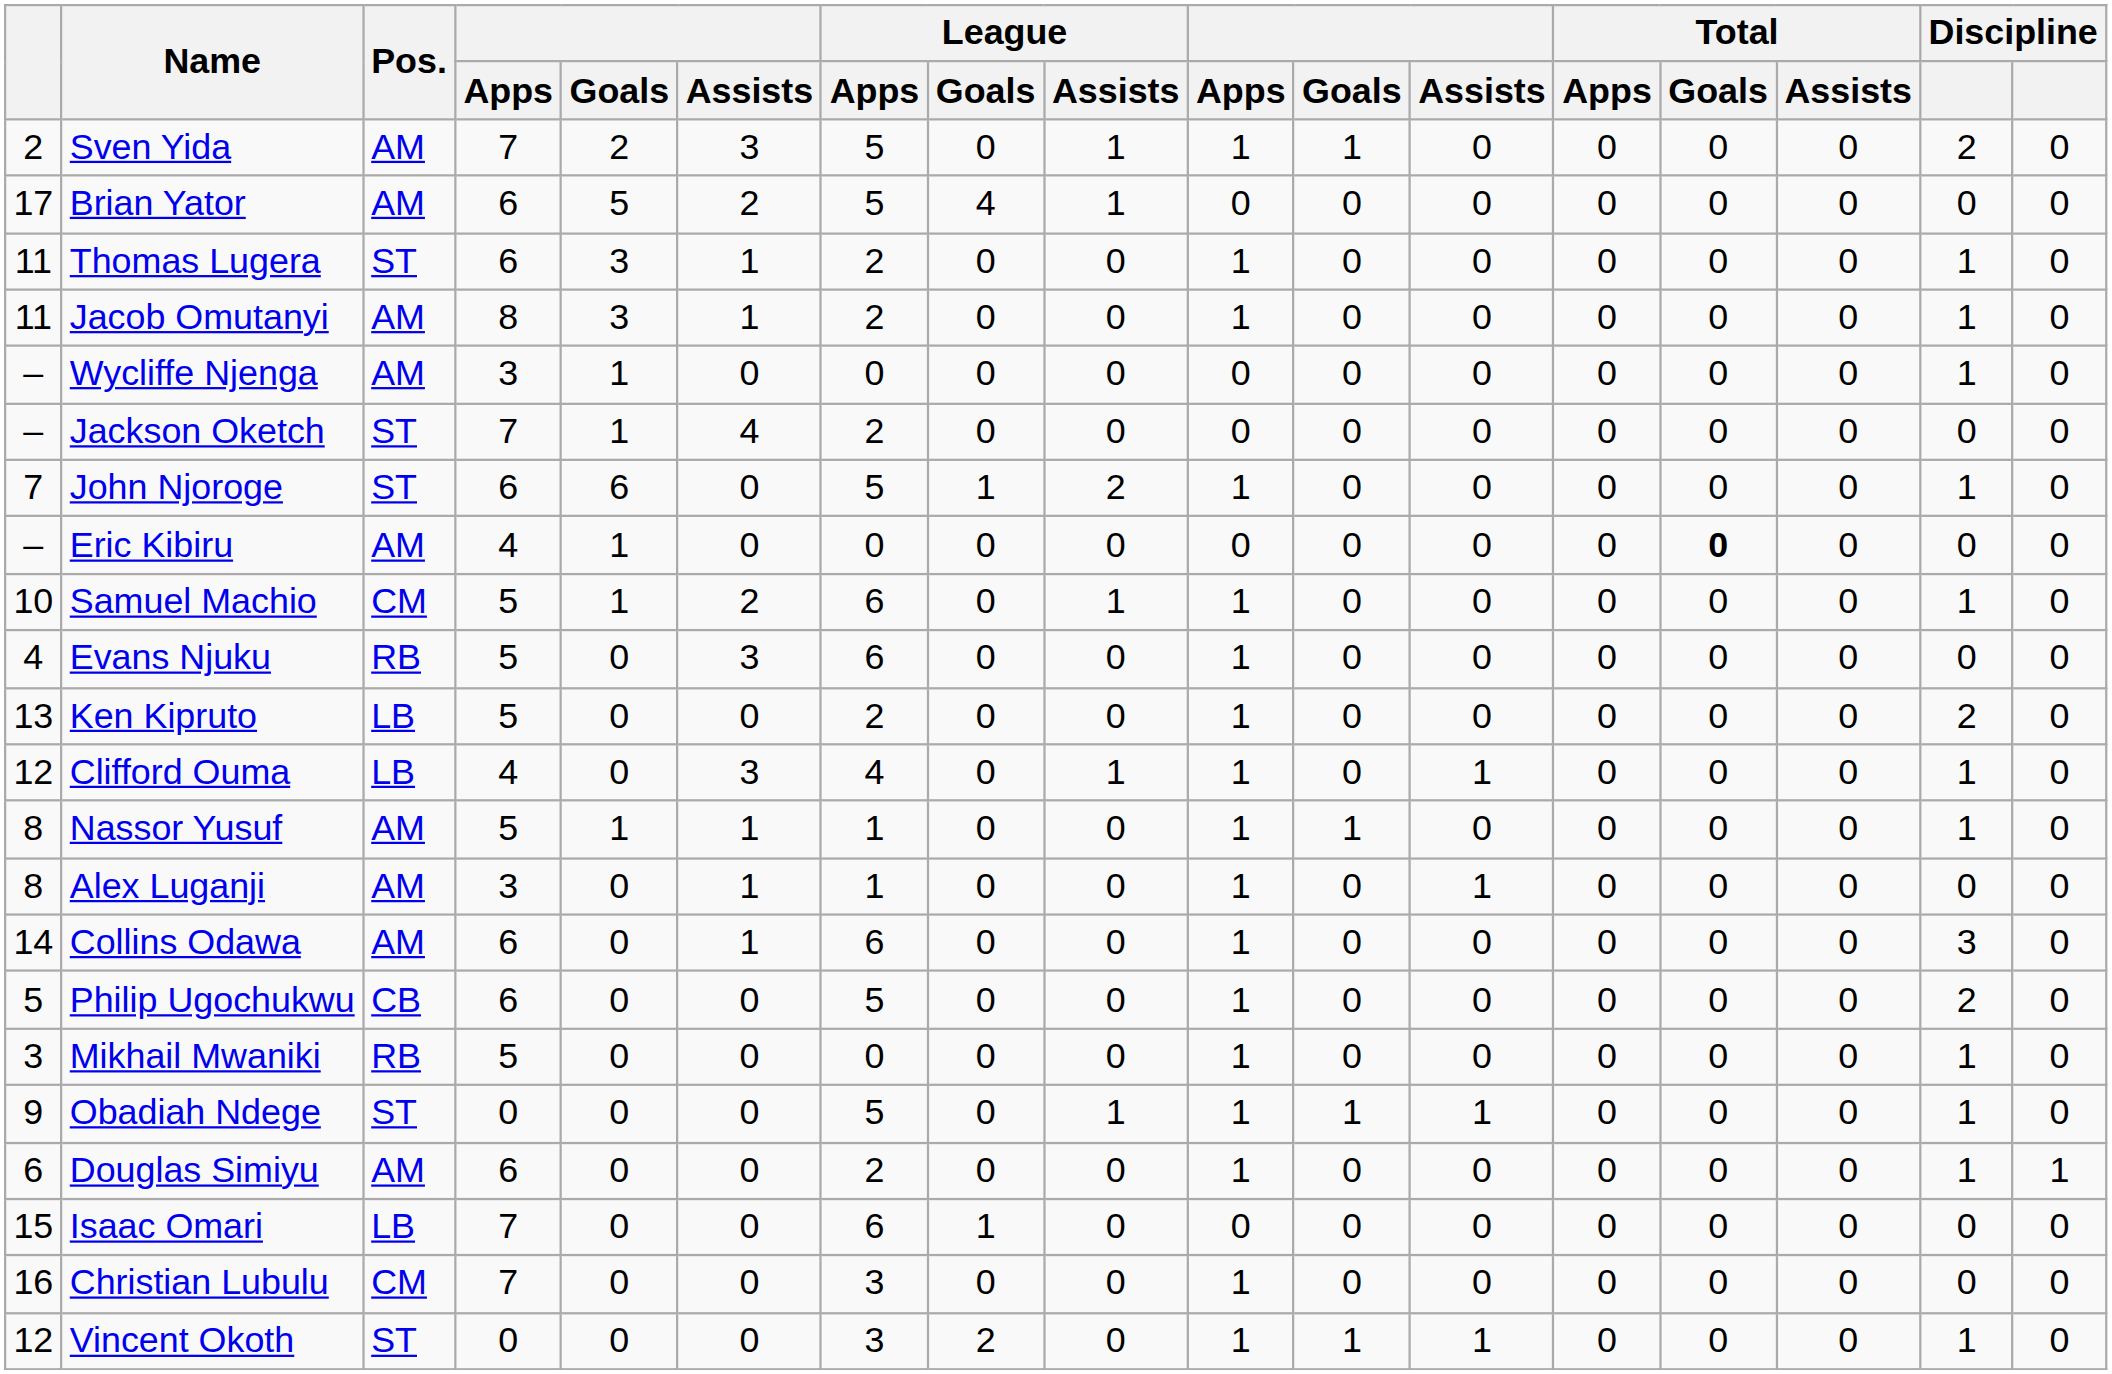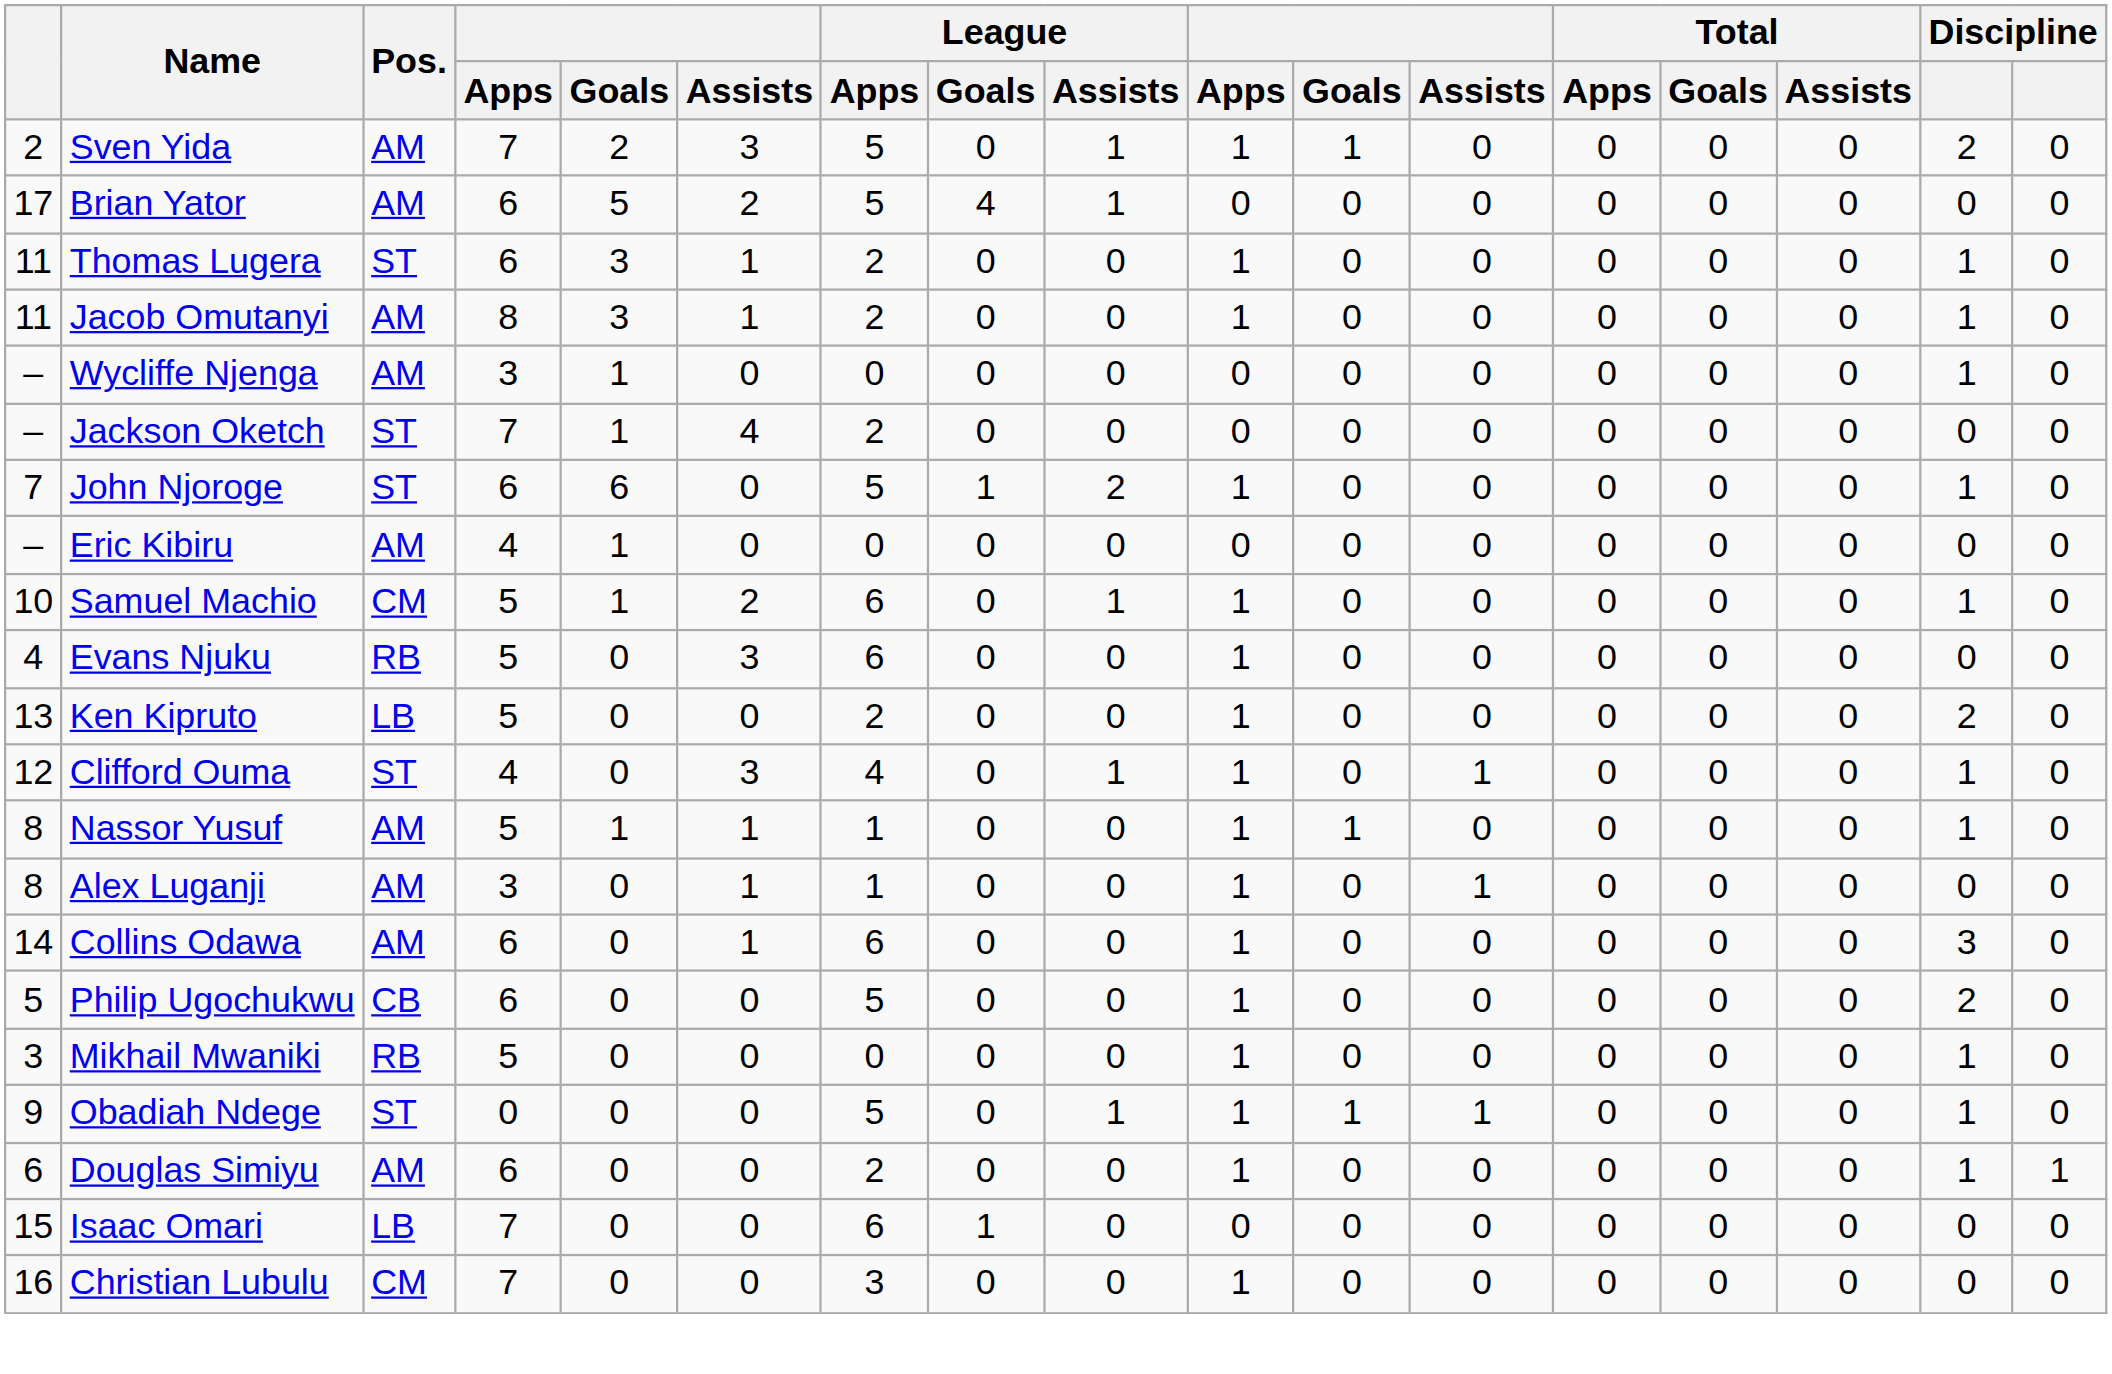(1718, 544) bold -> (1718, 544) normal
(393, 771) LB -> (394, 771) ST
- row: (182, 1340)
